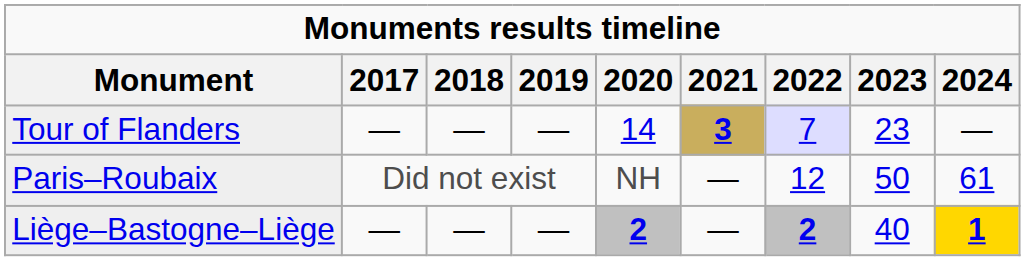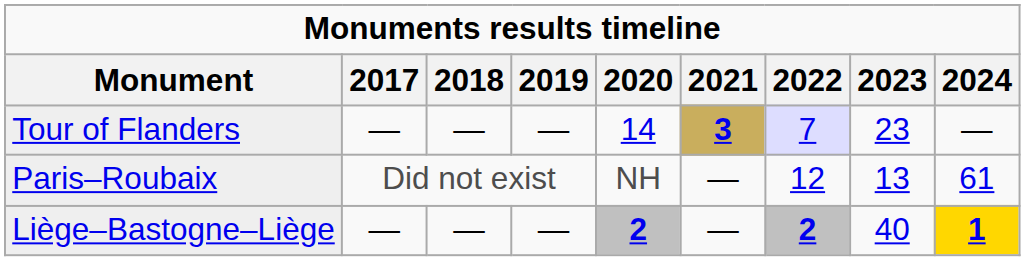(892, 179) 50 -> (892, 179) 13
